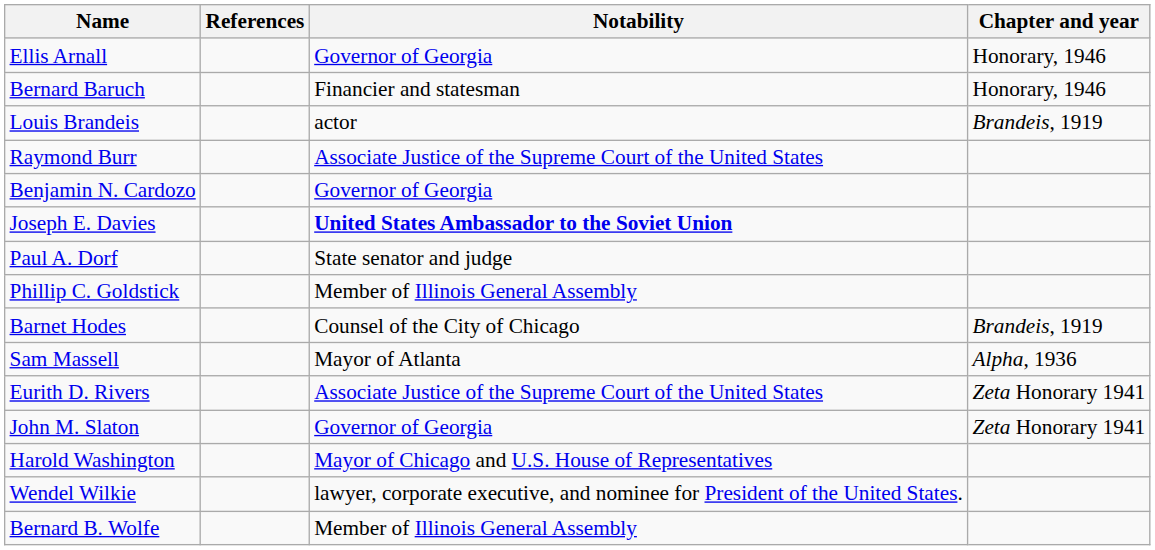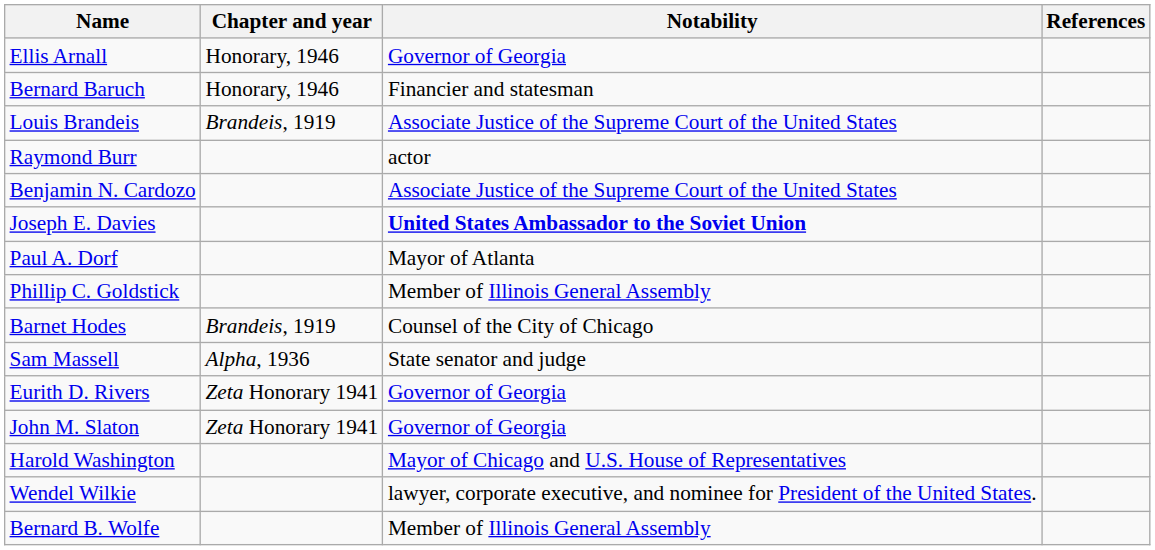columns swapped: (1059, 21) <-> (255, 21)
(335, 122) actor -> (642, 122) Associate Justice of the Supreme Court of the United States
(569, 156) Associate Justice of the Supreme Court of the United States -> (409, 156) actor
(403, 190) Governor of Georgia -> (642, 190) Associate Justice of the Supreme Court of the United States
(413, 257) State senator and judge -> (461, 257) Mayor of Atlanta
(387, 358) Mayor of Atlanta -> (487, 358) State senator and judge
(569, 392) Associate Justice of the Supreme Court of the United States -> (477, 392) Governor of Georgia
